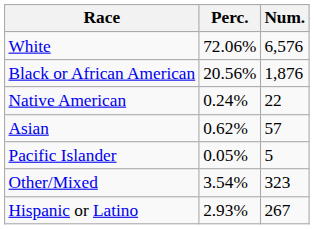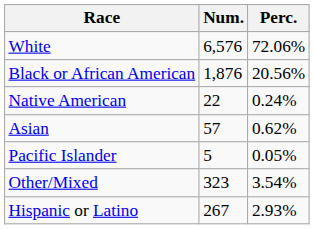columns swapped: (285, 18) <-> (230, 18)
